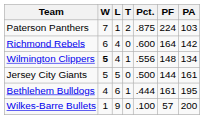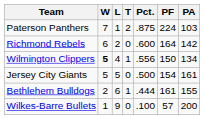(117, 43) 4 -> (117, 43) 2
(168, 59) 148 -> (168, 59) 150
(168, 75) 144 -> (168, 75) 154
(105, 91) 4 -> (105, 91) 2
(189, 91) 195 -> (189, 91) 155
